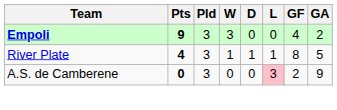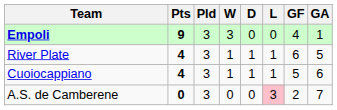(320, 34) 2 -> (320, 34) 1
(296, 54) 8 -> (296, 54) 6
+ row: (49, 74)
(320, 74) 9 -> (320, 94) 7
